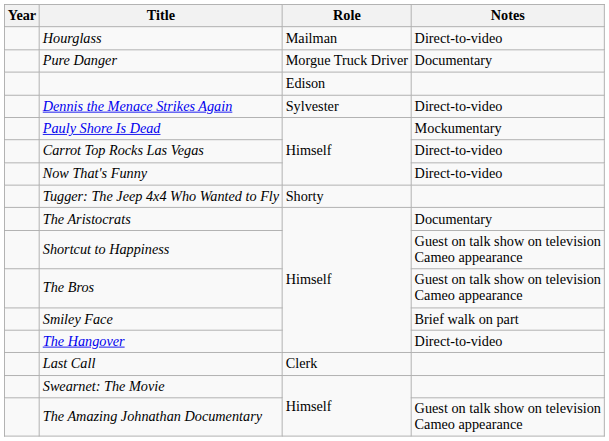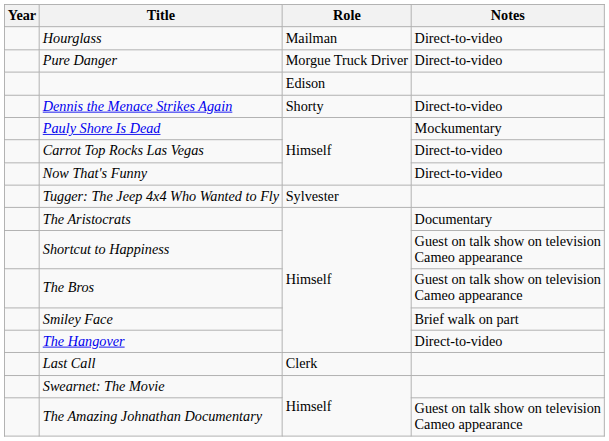(453, 60) Documentary -> (458, 60) Direct-to-video
(312, 106) Sylvester -> (305, 106) Shorty
(305, 196) Shorty -> (312, 196) Sylvester
